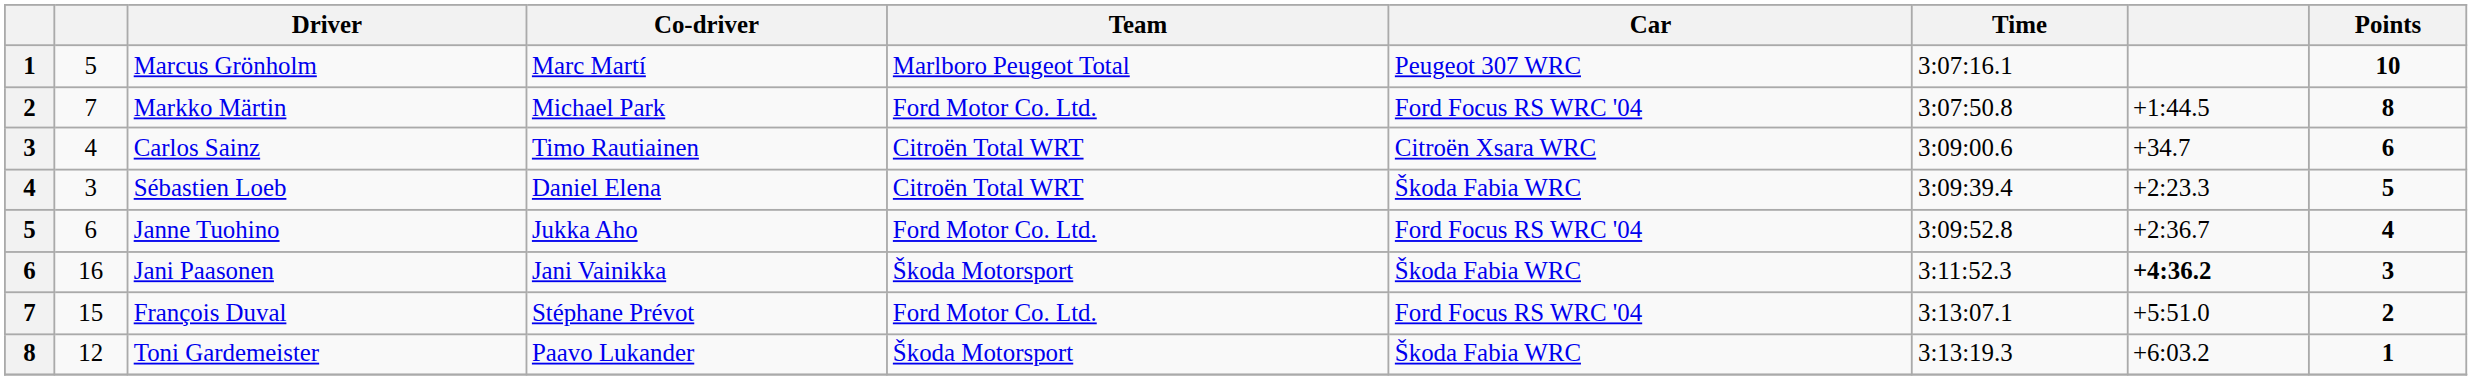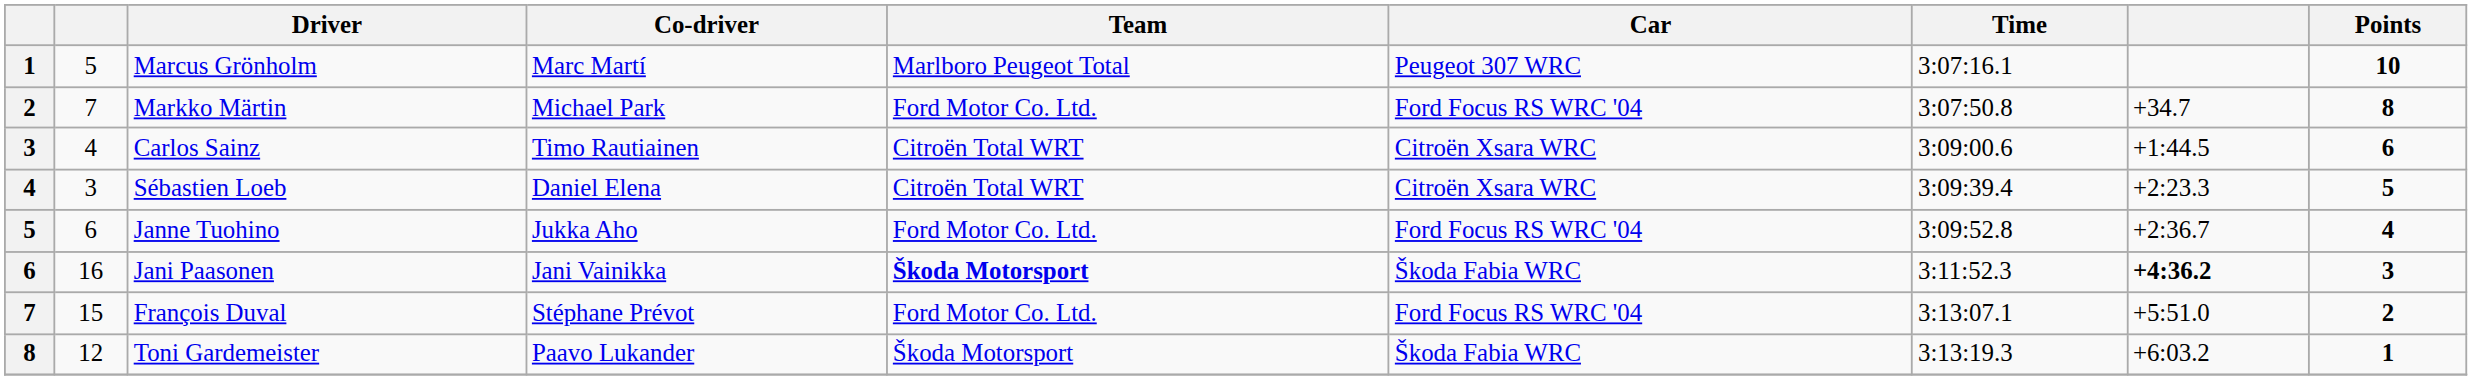(2171, 106) +1:44.5 -> (2162, 106) +34.7
(2162, 147) +34.7 -> (2171, 147) +1:44.5
(1488, 188) Škoda Fabia WRC -> (1496, 188) Citroën Xsara WRC
(983, 270) normal -> (991, 270) bold
